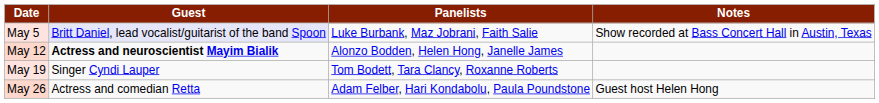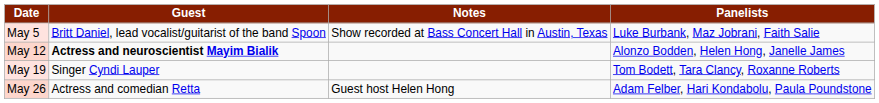columns swapped: (461, 13) <-> (734, 13)
(189, 32) lavender background -> (189, 32) no background
